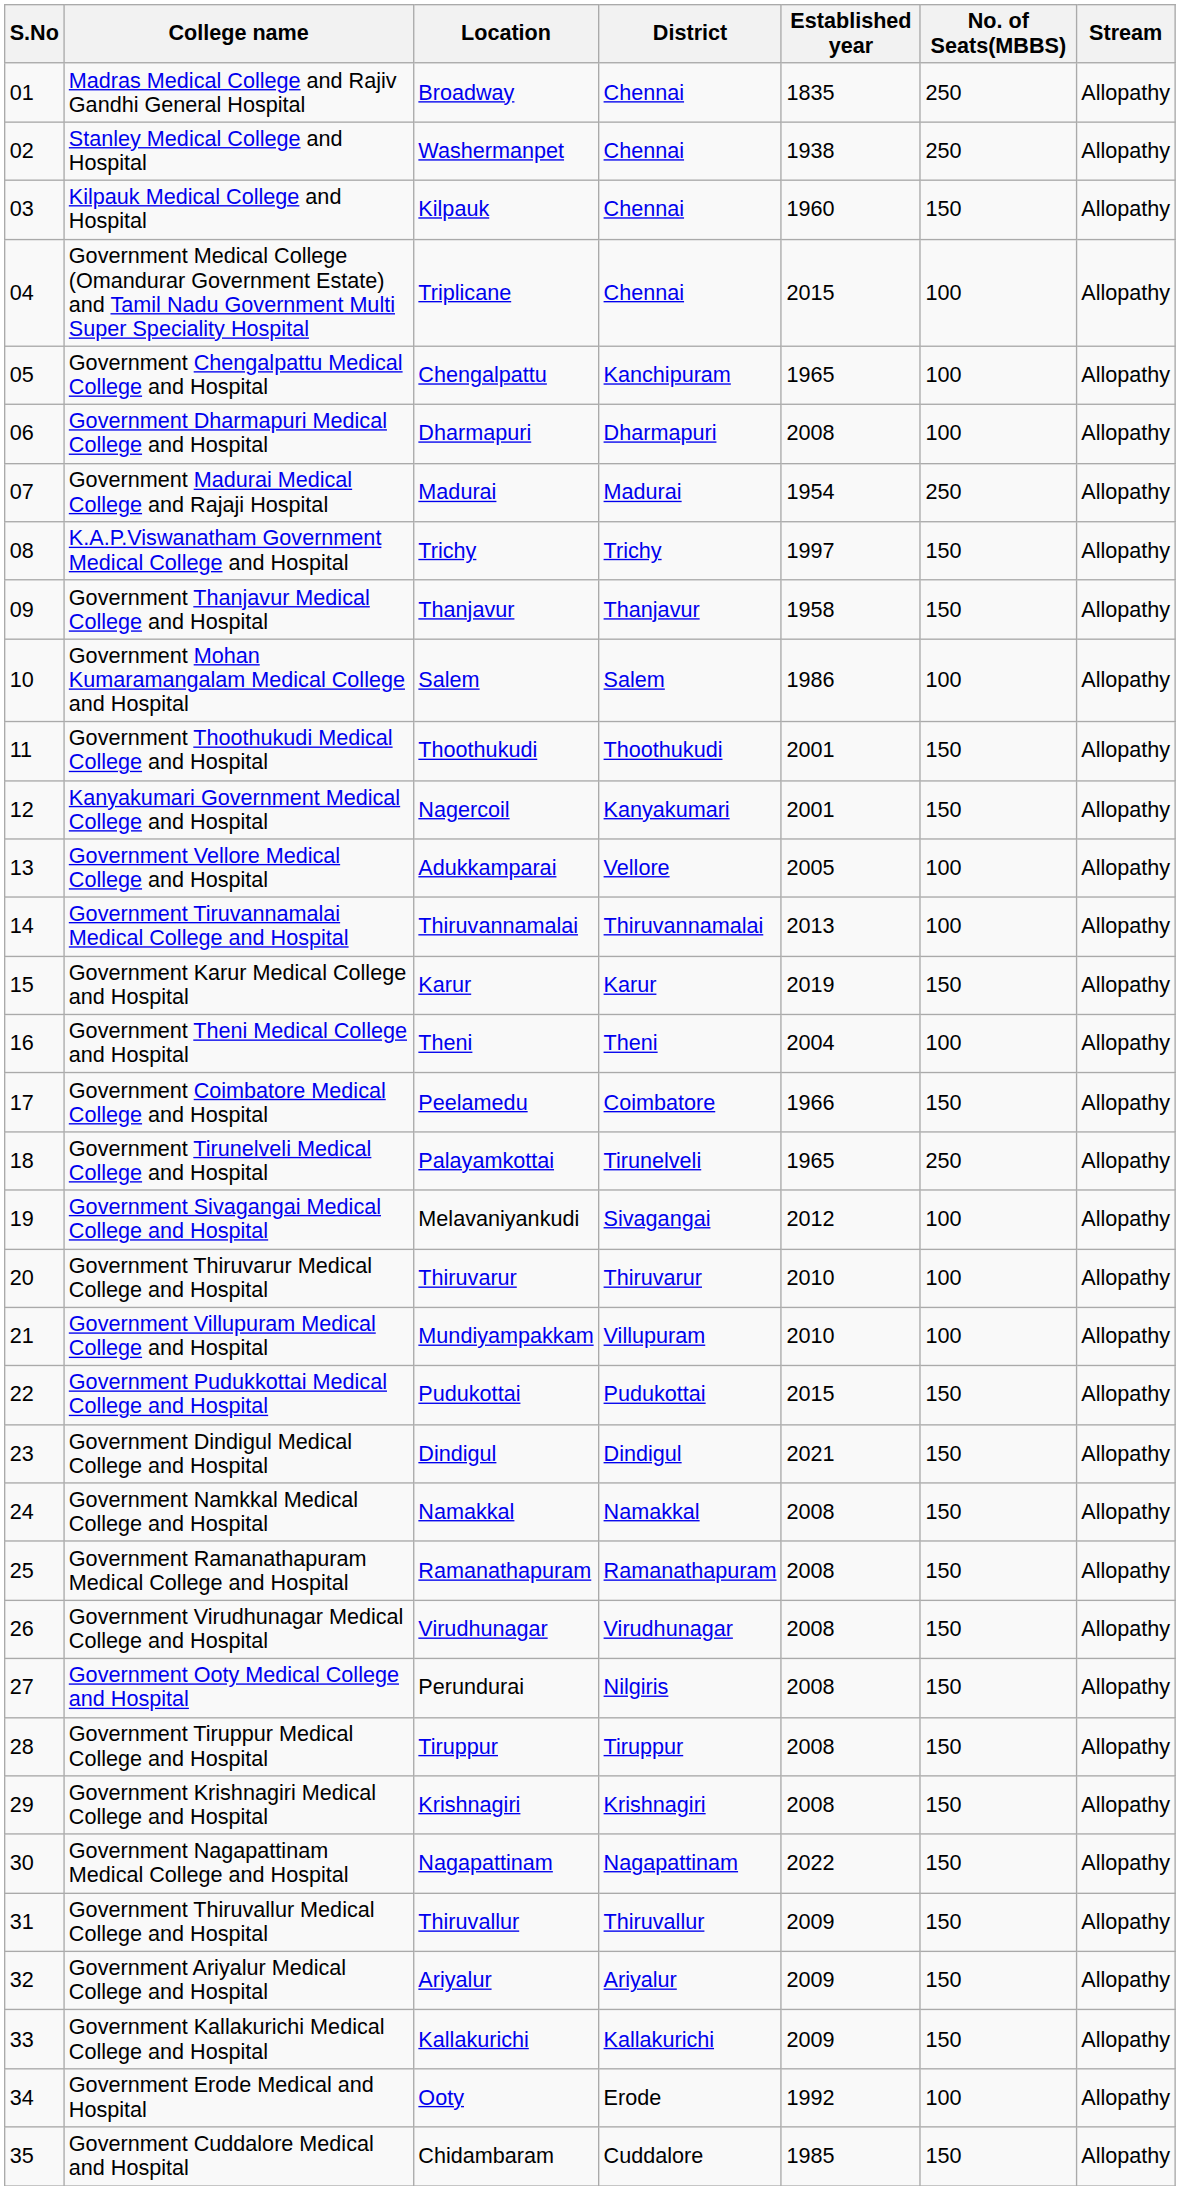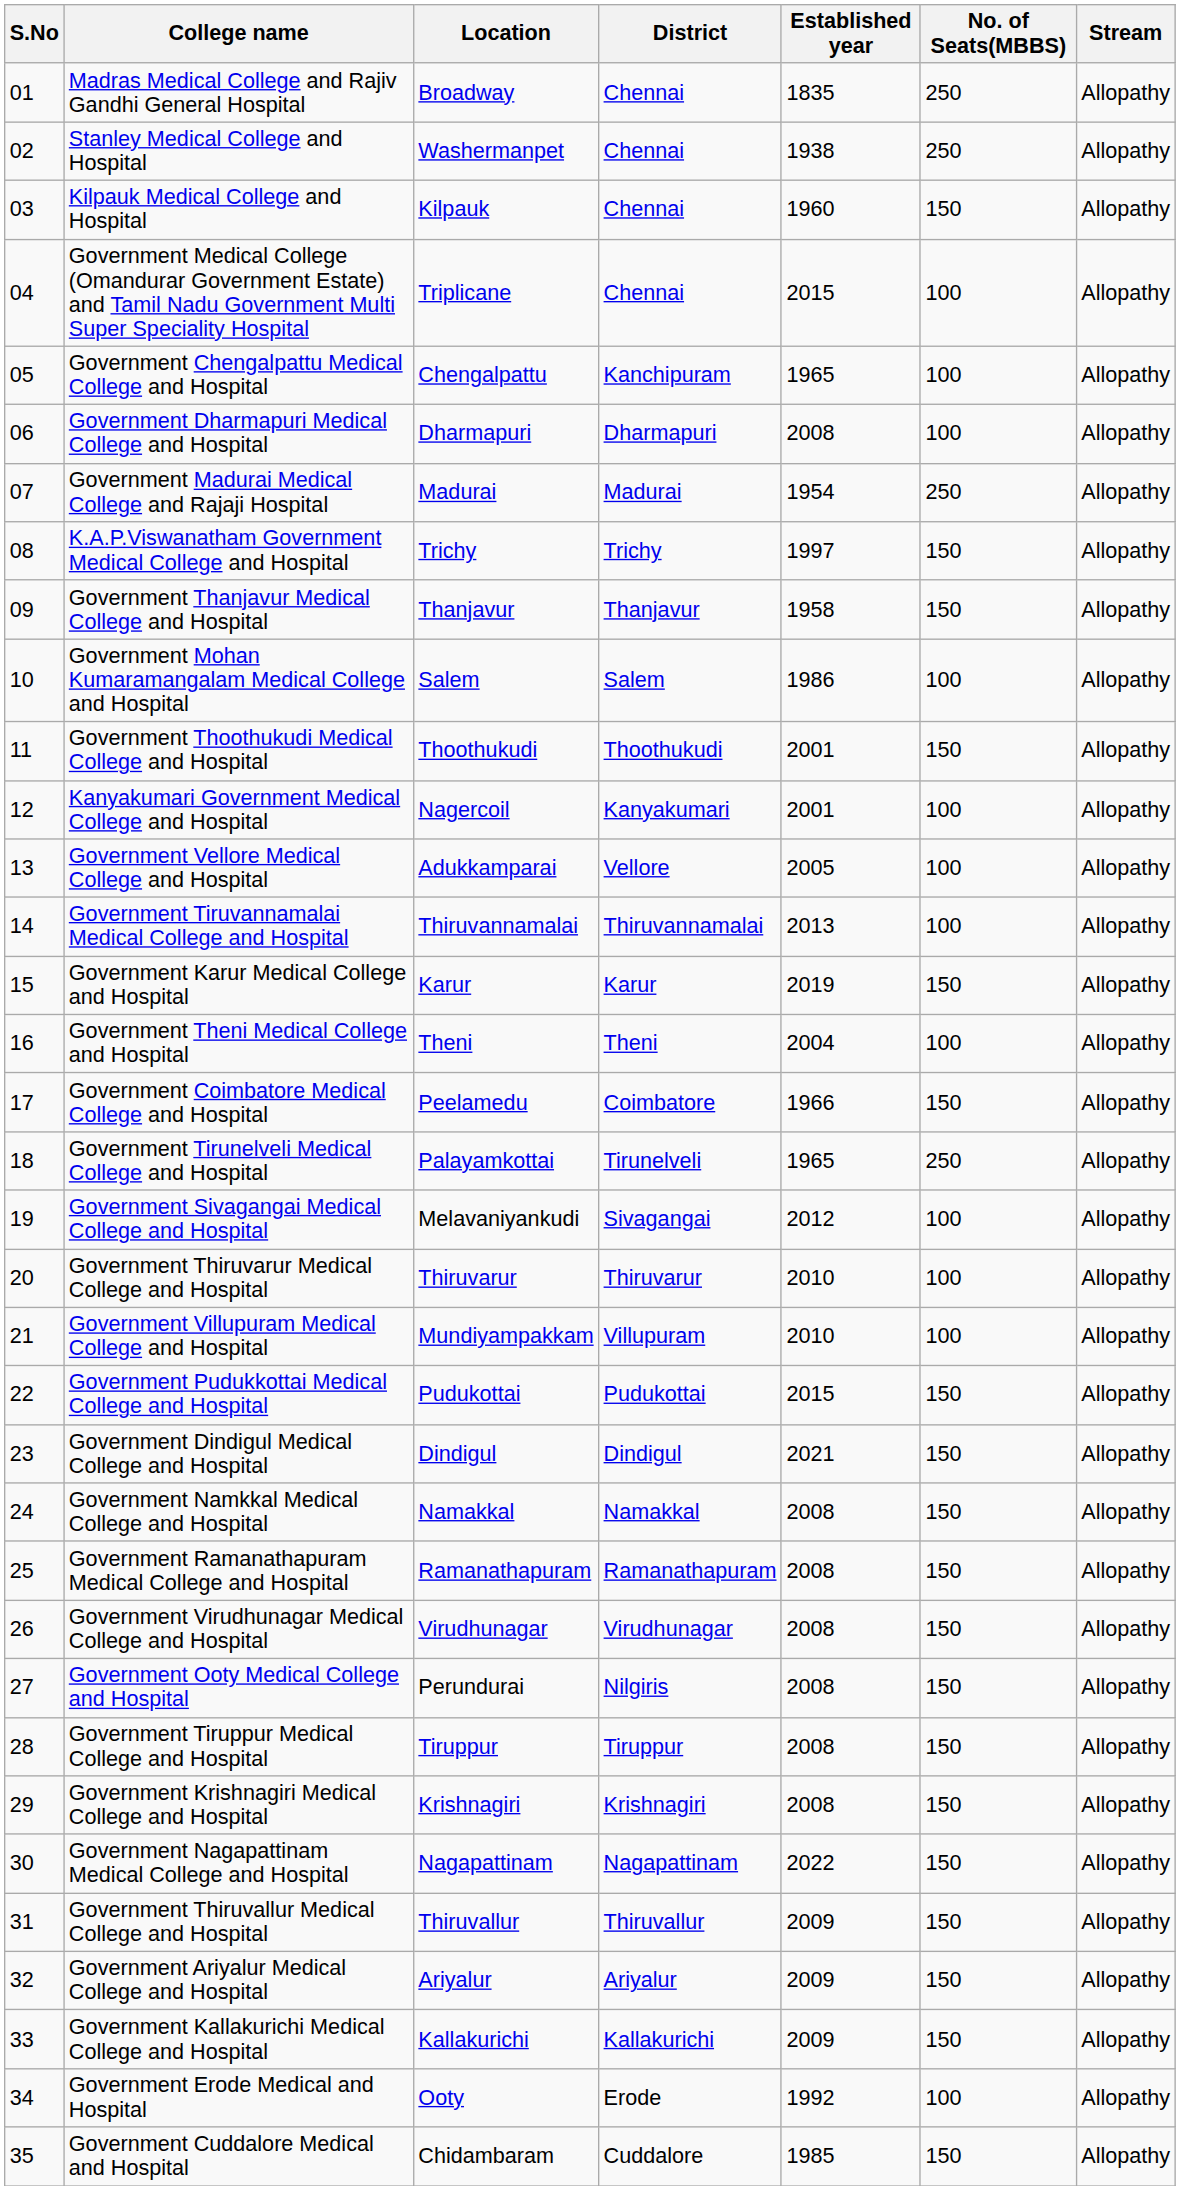(943, 809) 150 -> (943, 809) 100
